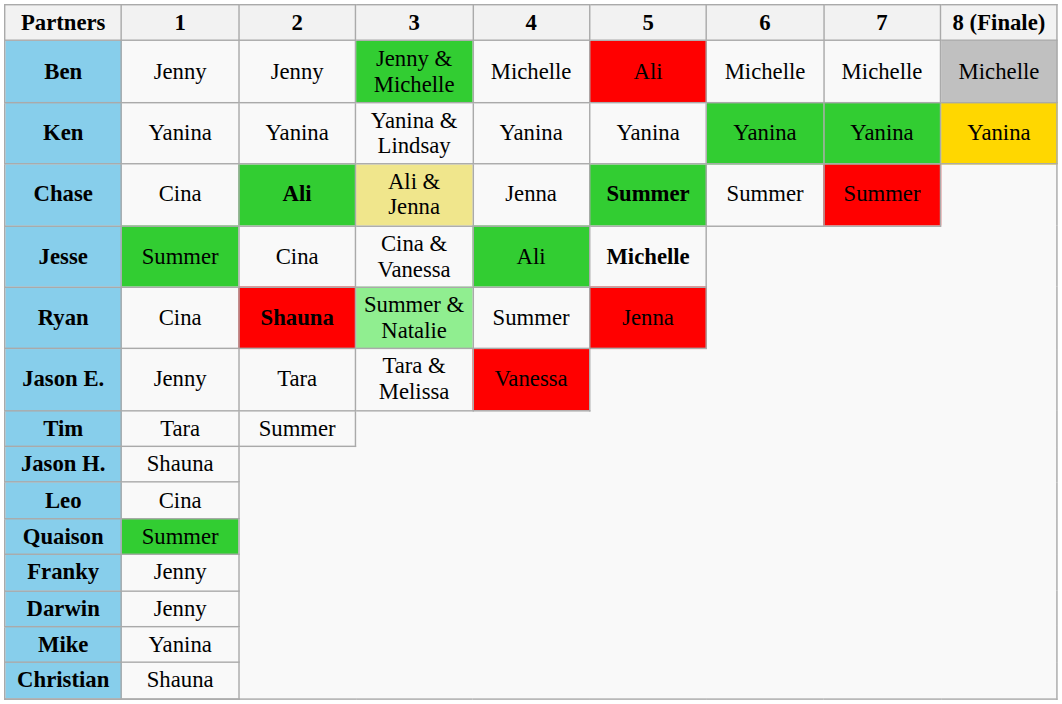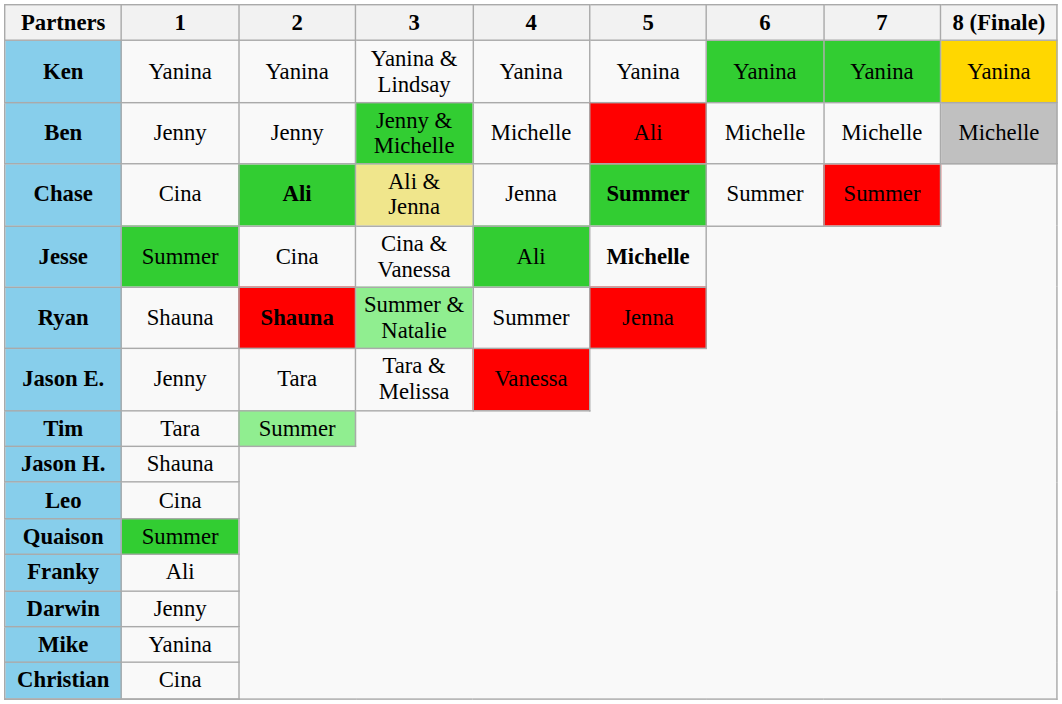rows swapped: (63, 132) <-> (63, 71)
(180, 317) Cina -> (180, 317) Shauna
(297, 428) no background -> (297, 428) lightgreen background
(180, 572) Jenny -> (180, 572) Ali
(180, 680) Shauna -> (180, 680) Cina
